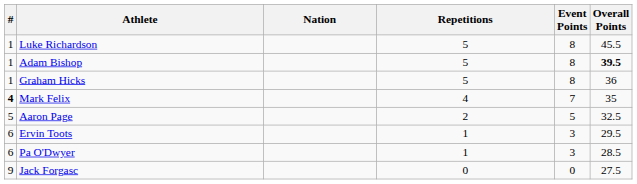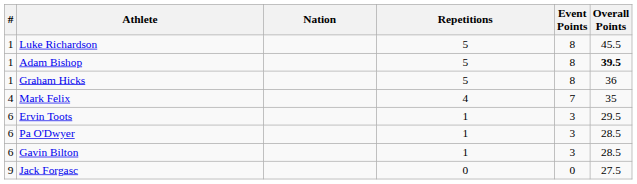(11, 98) bold -> (11, 98) normal
- row: (46, 116)
+ row: (49, 152)
